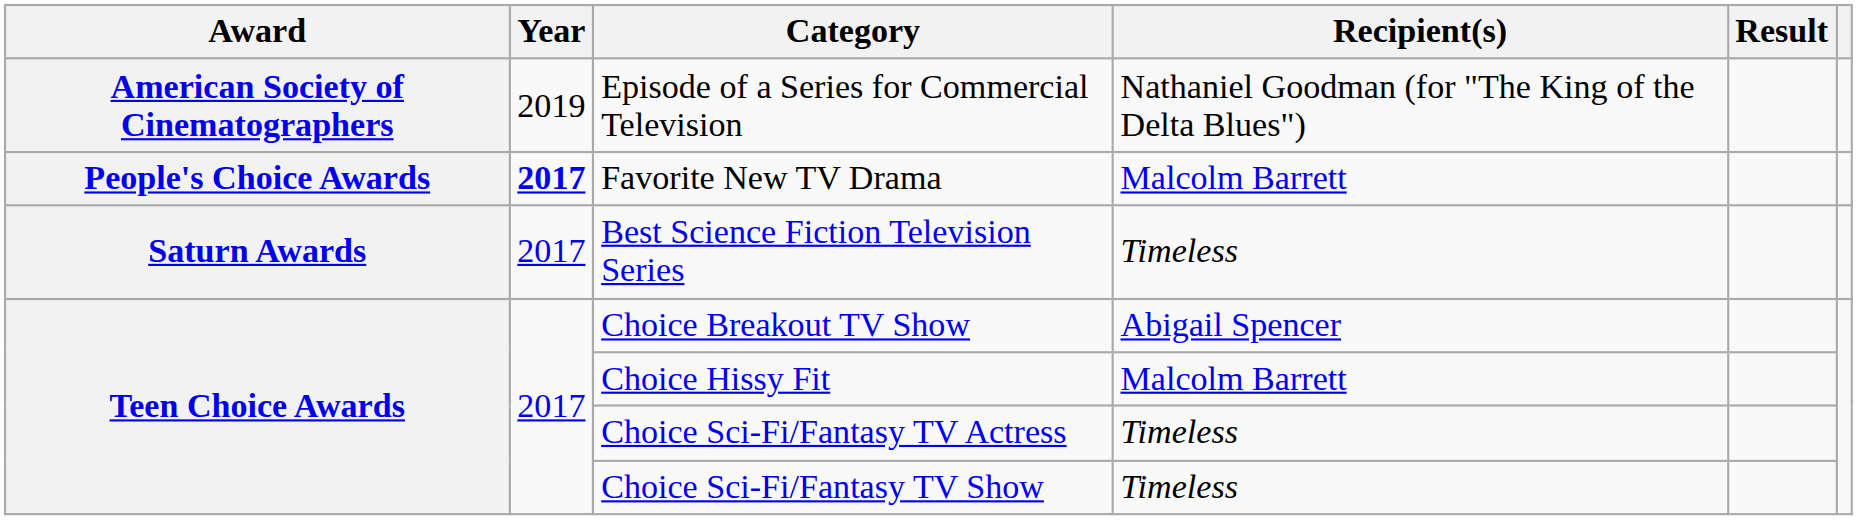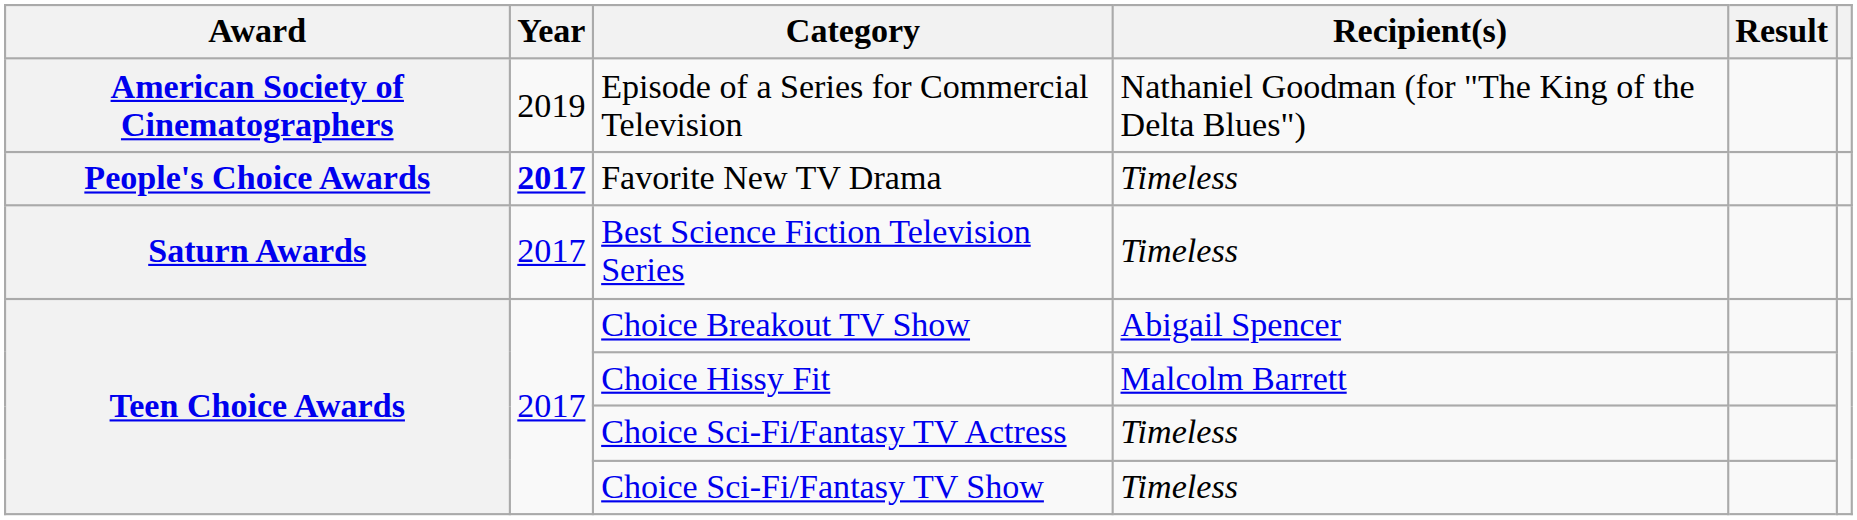(1234, 177) Malcolm Barrett -> (1179, 177) Timeless
